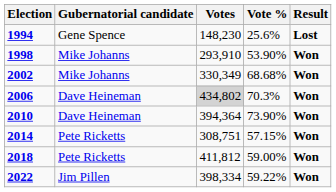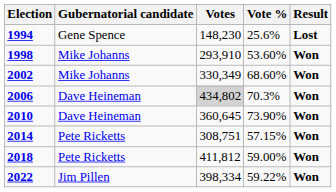(267, 55) 53.90% -> (267, 55) 53.60%
(267, 75) 68.68% -> (267, 75) 68.60%
(220, 116) 394,364 -> (220, 116) 360,645
